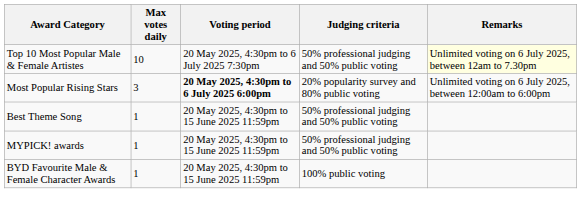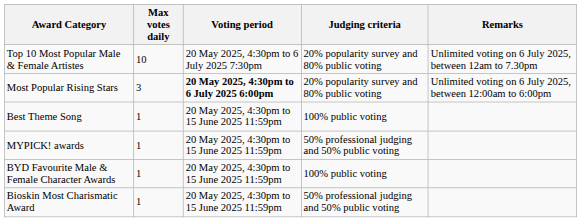(356, 59) 50% professional judging and 50% public voting -> (360, 59) 20% popularity survey and 80% public voting
(500, 59) lightyellow background -> (501, 59) no background
(356, 116) 50% professional judging and 50% public voting -> (345, 116) 100% public voting
+ row: (62, 202)
